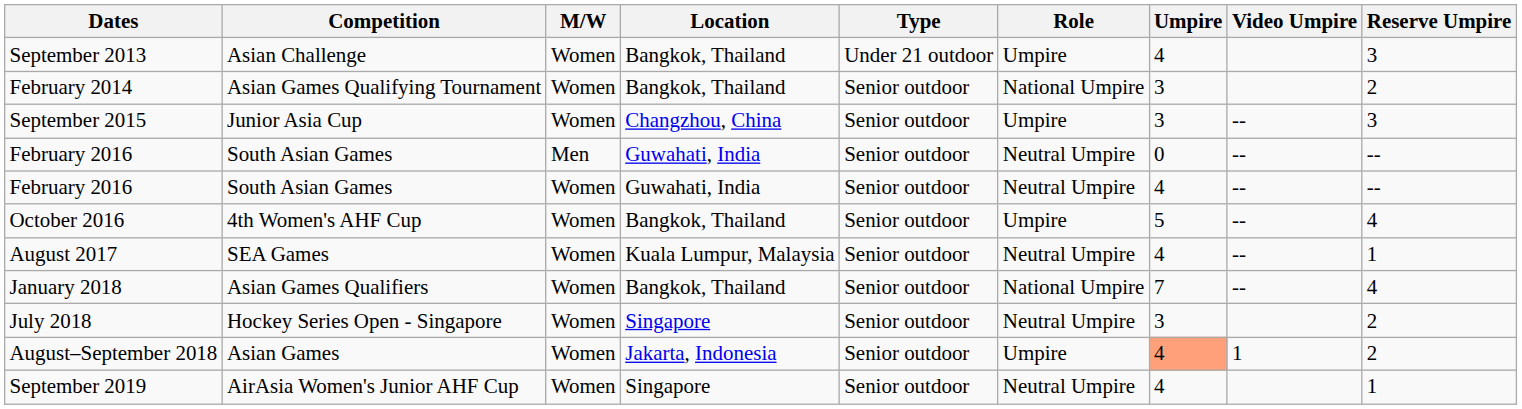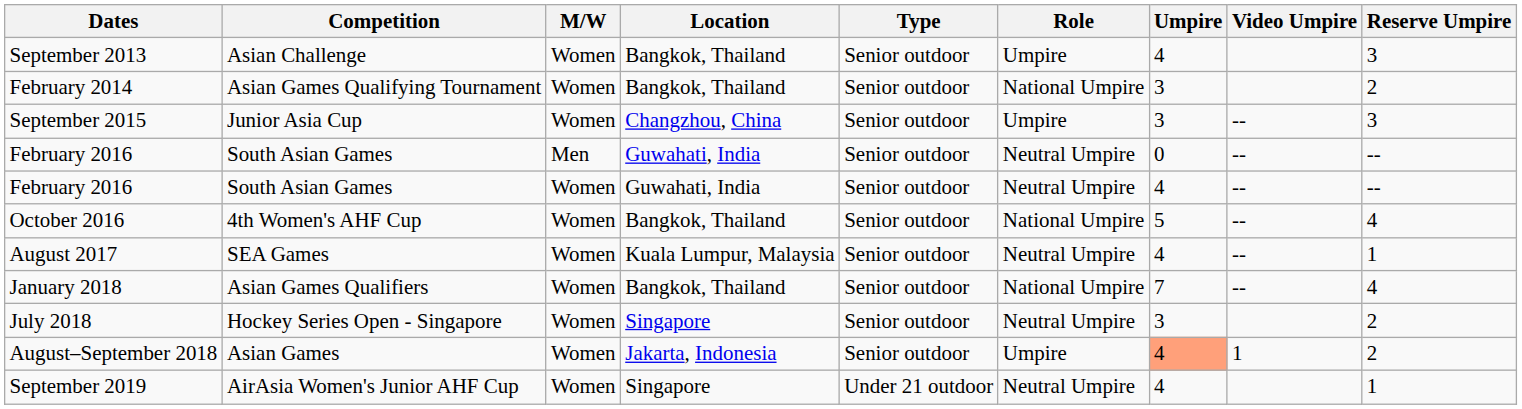(919, 54) Under 21 outdoor -> (907, 54) Senior outdoor
(1035, 220) Umpire -> (1074, 220) National Umpire
(907, 386) Senior outdoor -> (919, 386) Under 21 outdoor
